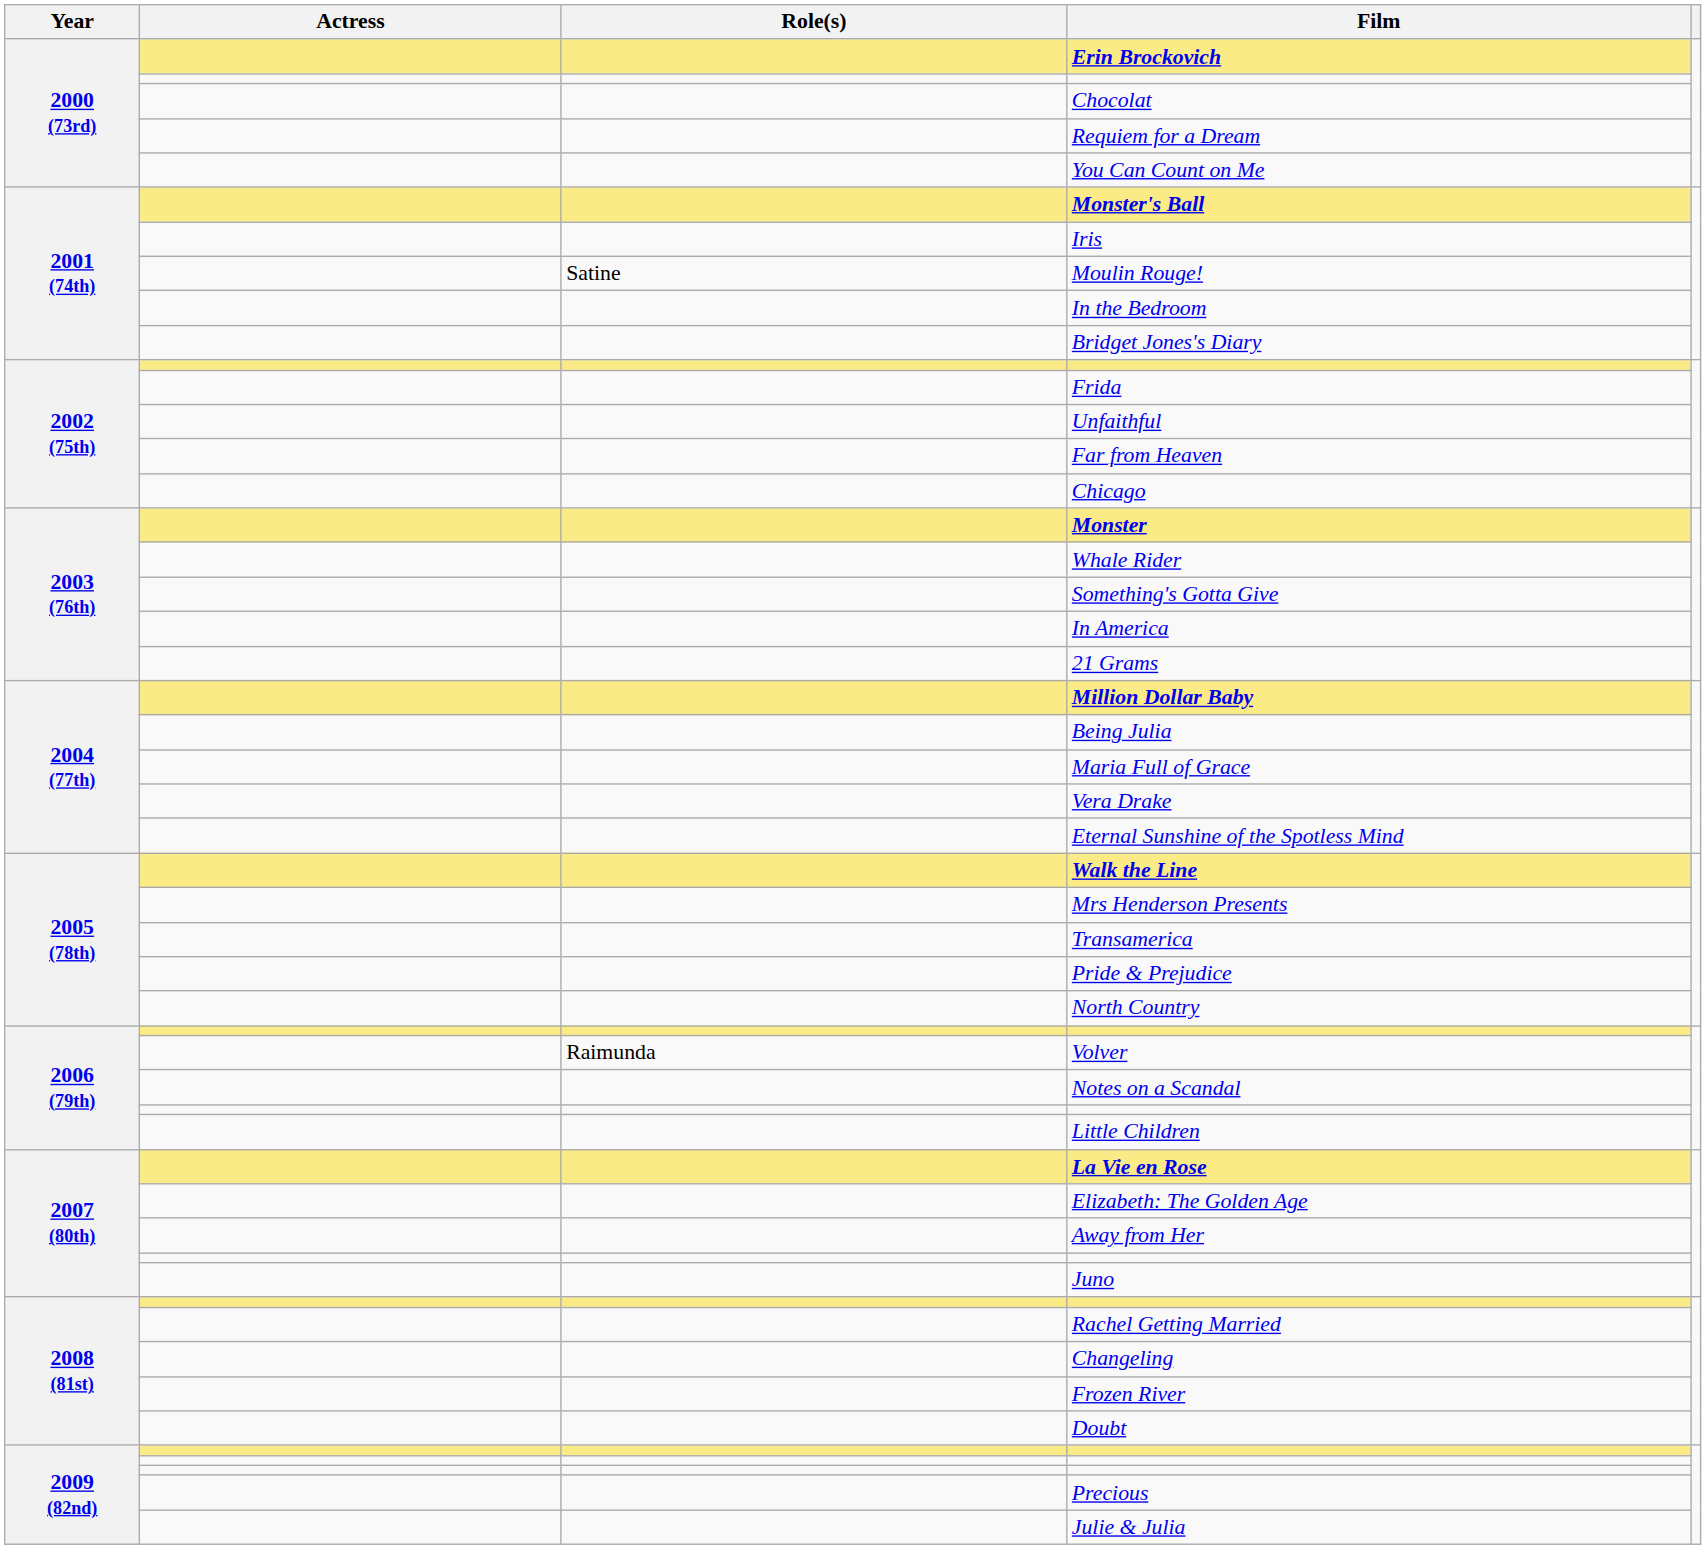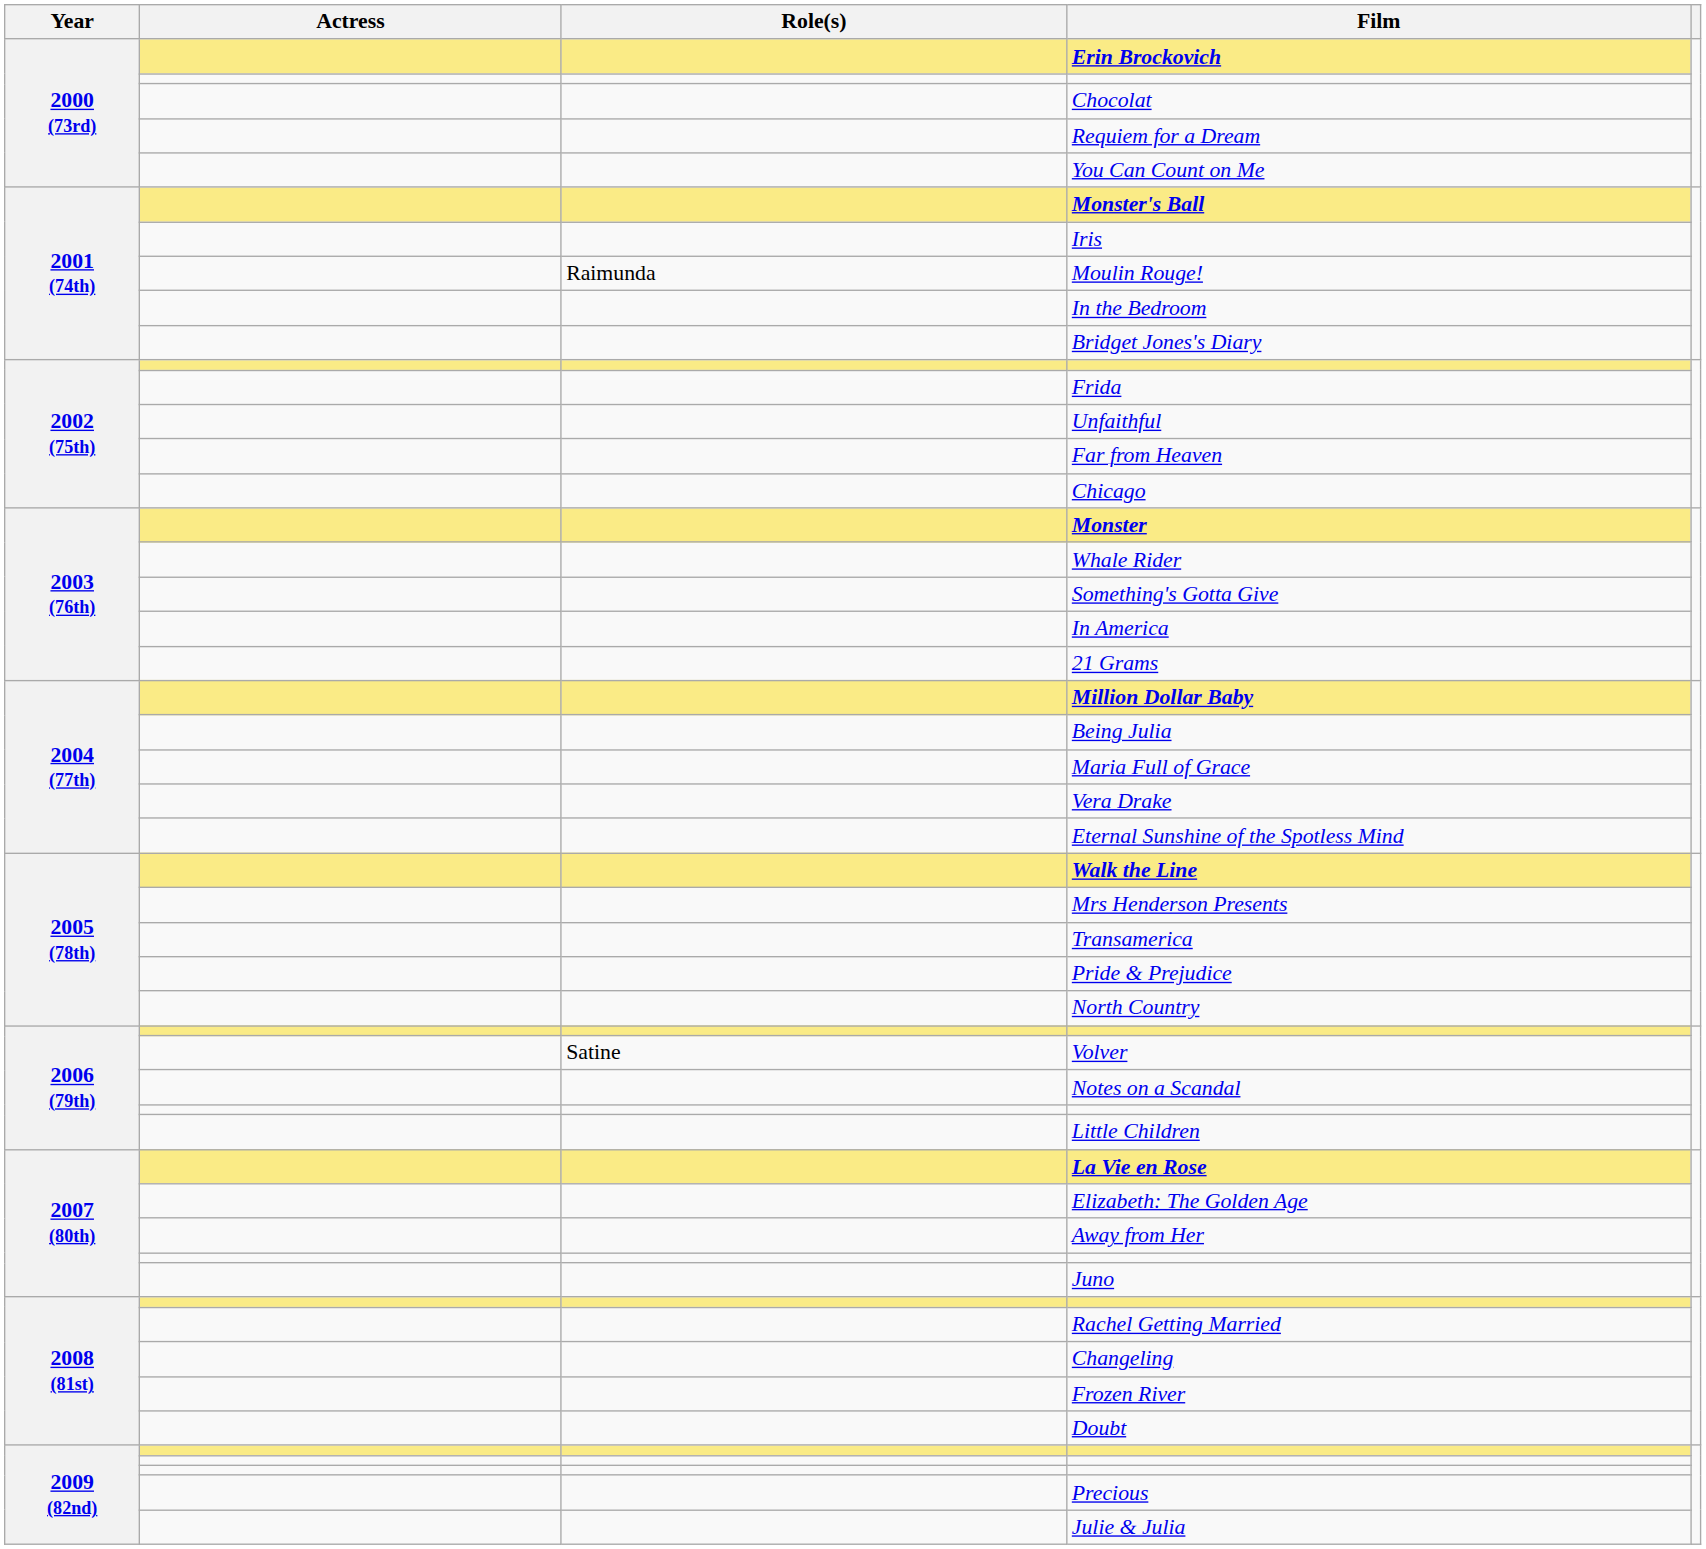(593, 273) Satine -> (611, 273) Raimunda
(611, 1052) Raimunda -> (593, 1052) Satine
